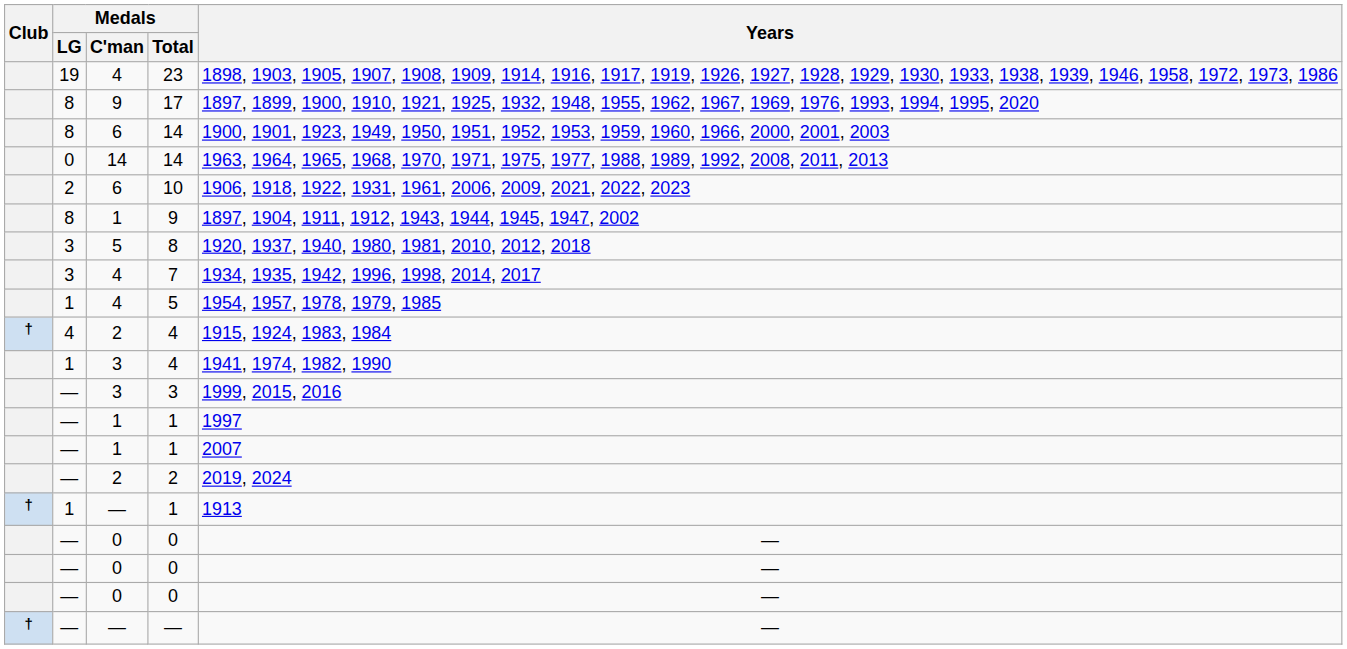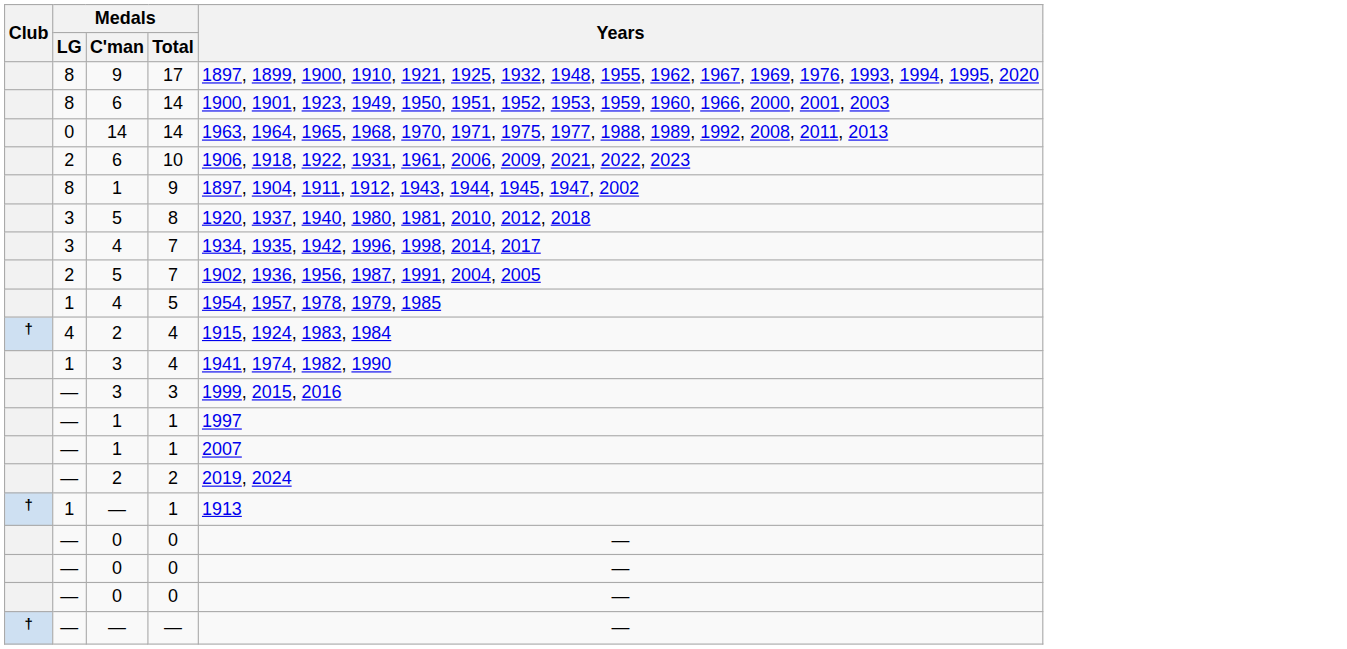- row: (117, 75)
+ row: (117, 274)
